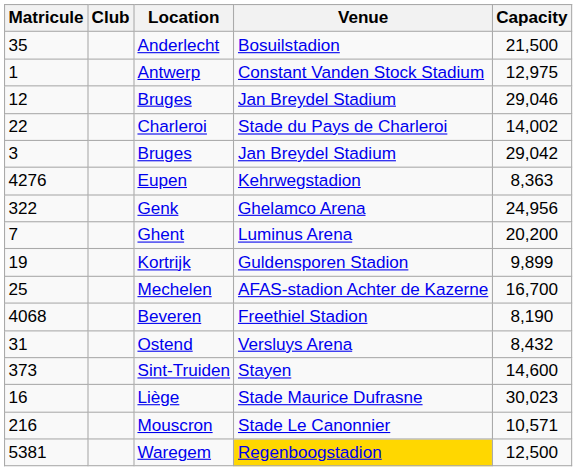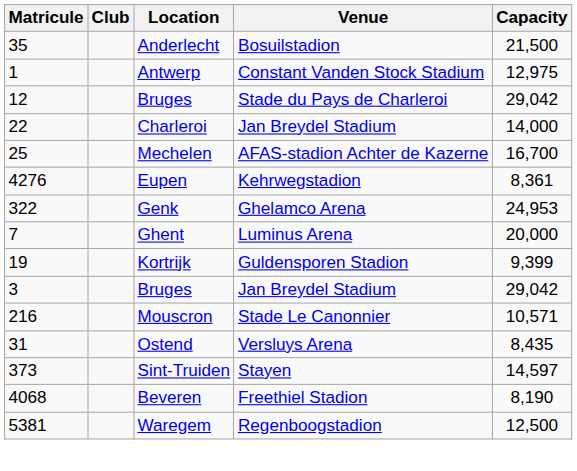(317, 99) Jan Breydel Stadium -> (343, 99) Stade du Pays de Charleroi
(532, 99) 29,046 -> (532, 99) 29,042
(343, 126) Stade du Pays de Charleroi -> (317, 126) Jan Breydel Stadium
(532, 126) 14,002 -> (532, 126) 14,000
rows swapped: (13, 153) <-> (18, 289)
(532, 180) 8,363 -> (532, 180) 8,361
(532, 208) 24,956 -> (532, 208) 24,953
(532, 235) 20,200 -> (532, 235) 20,000
(532, 262) 9,899 -> (532, 262) 9,399
rows swapped: (23, 425) <-> (28, 316)
(532, 343) 8,432 -> (532, 343) 8,435
(532, 371) 14,600 -> (532, 371) 14,597
- row: (18, 398)
(310, 452) gold background -> (310, 425) no background
